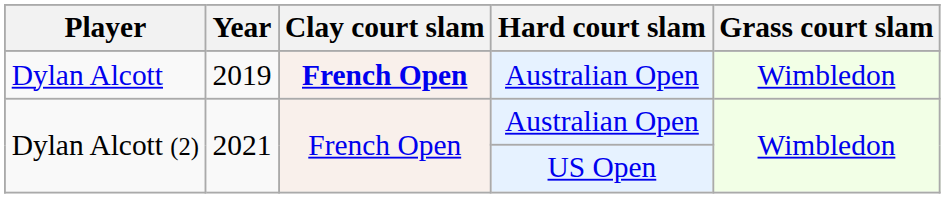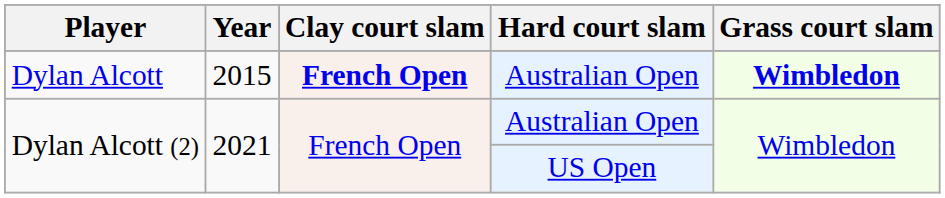(242, 74) 2019 -> (242, 74) 2015
(826, 74) normal -> (826, 74) bold
